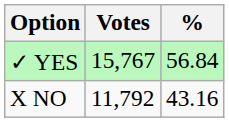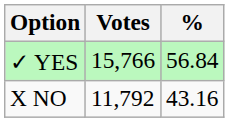(123, 60) 15,767 -> (123, 60) 15,766
